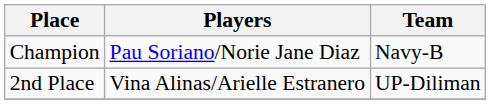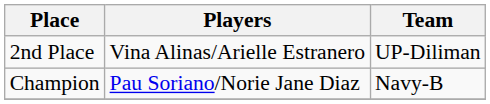rows swapped: (55, 51) <-> (52, 83)
